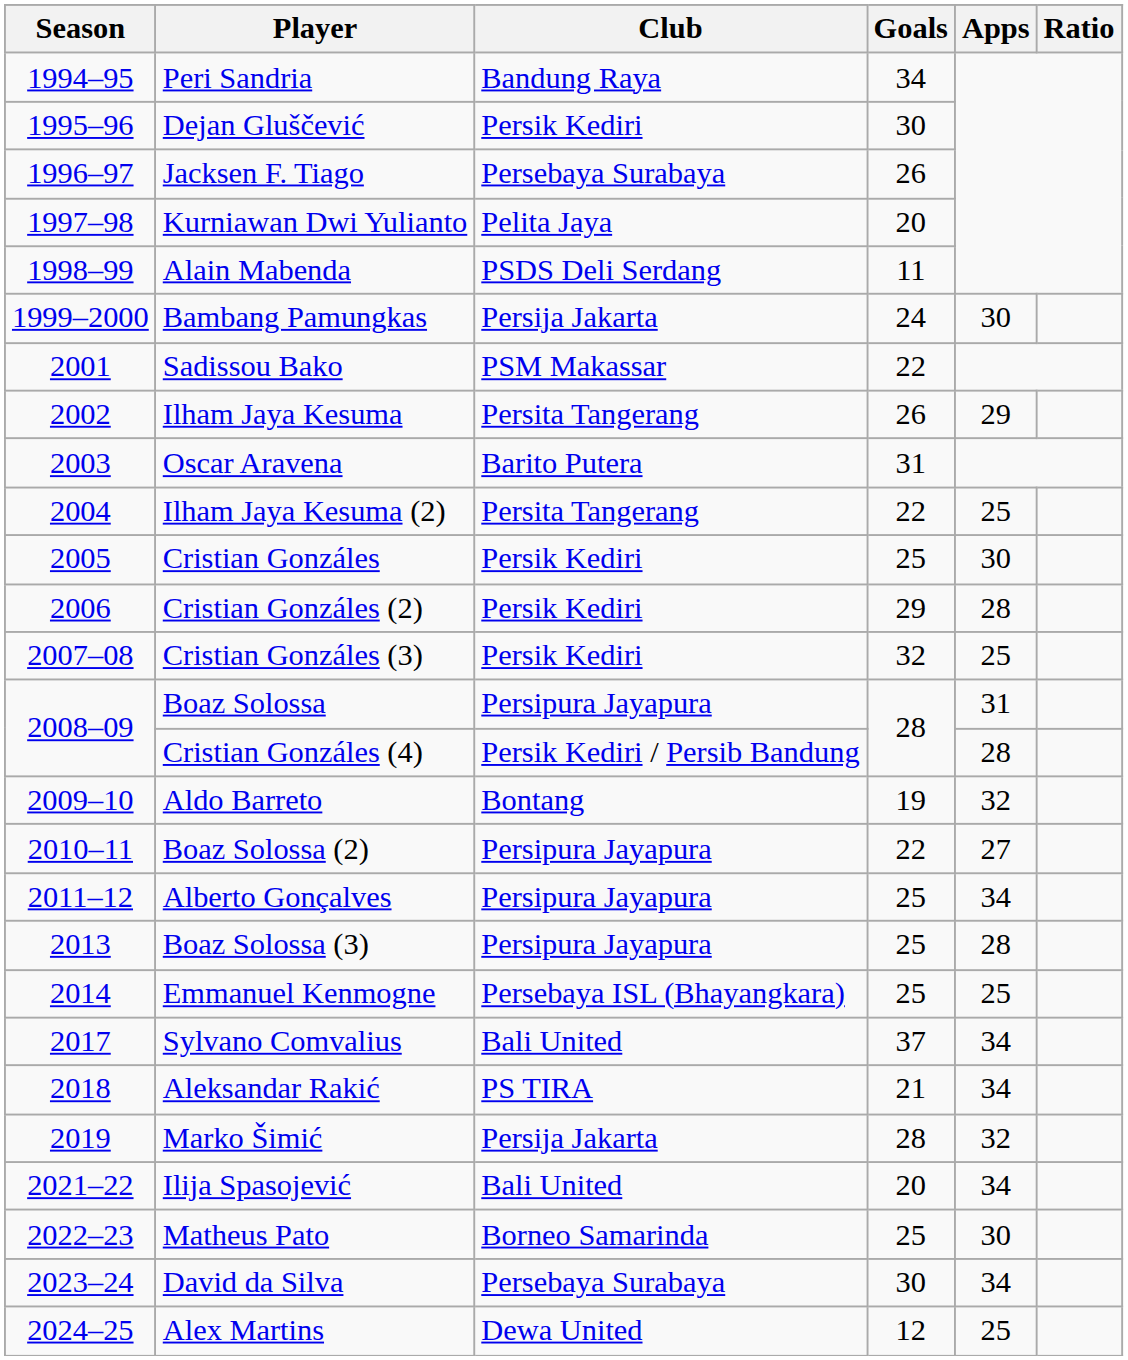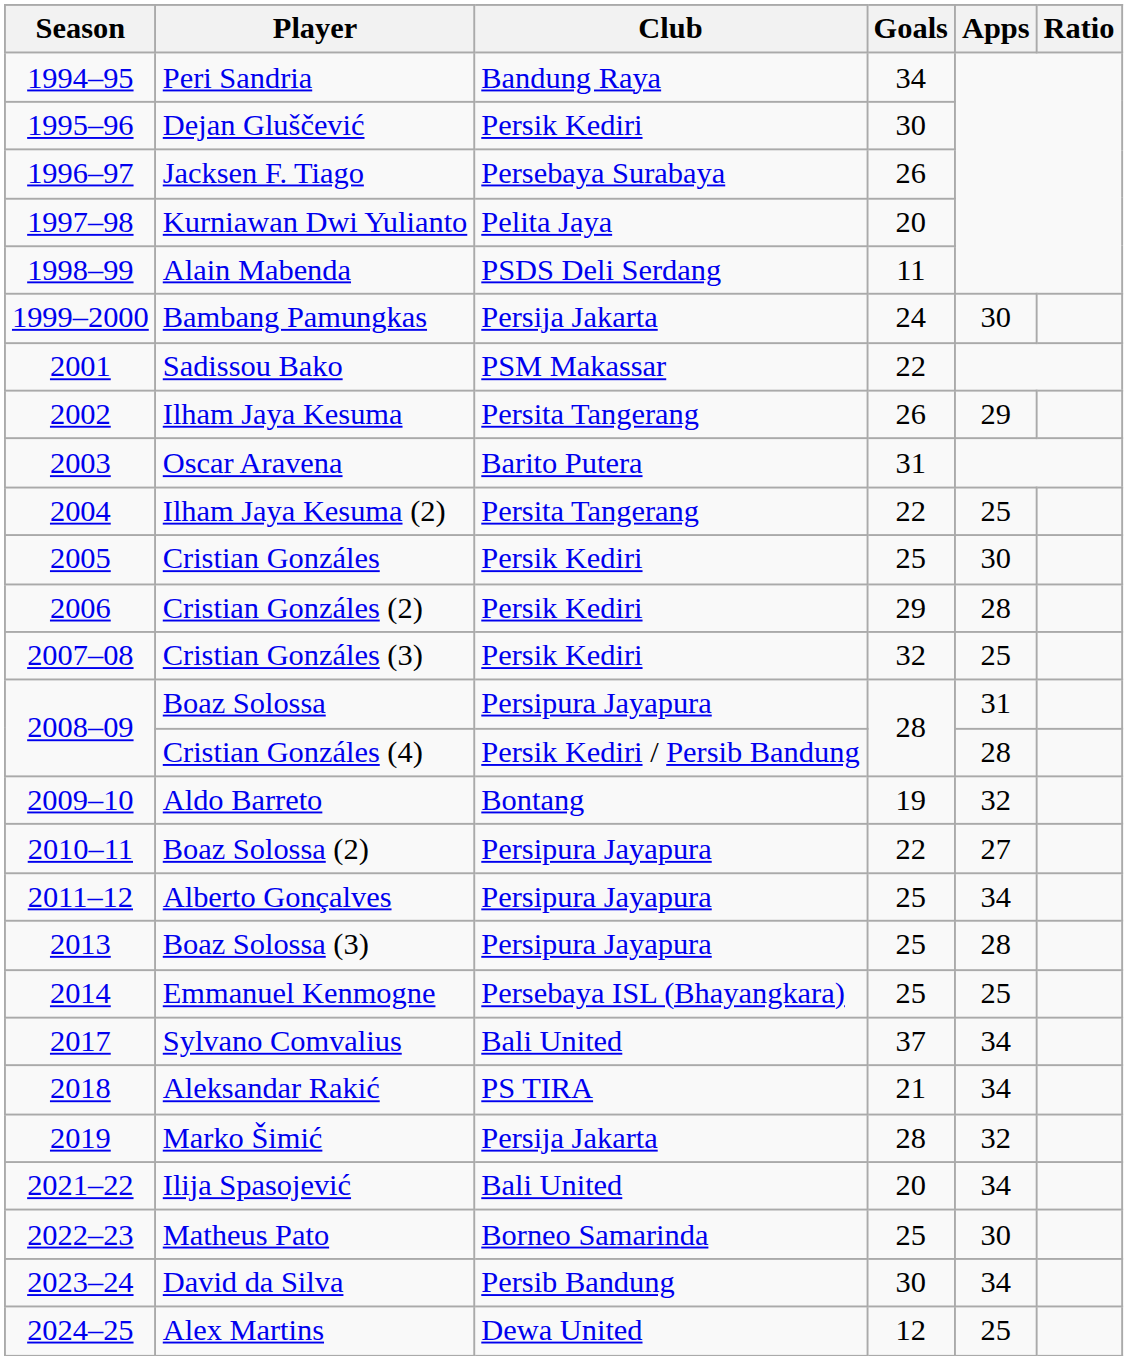(603, 1282) Persebaya Surabaya -> (578, 1282) Persib Bandung
